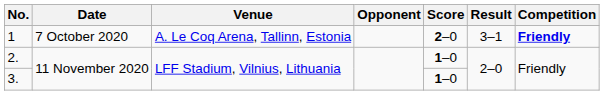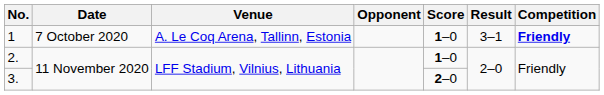(446, 36) 2–0 -> (446, 36) 1–0
(446, 79) 1–0 -> (446, 79) 2–0
